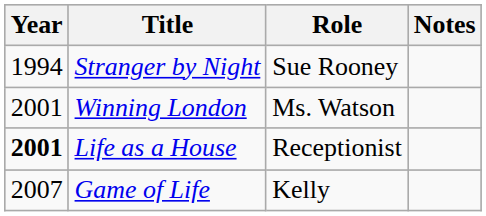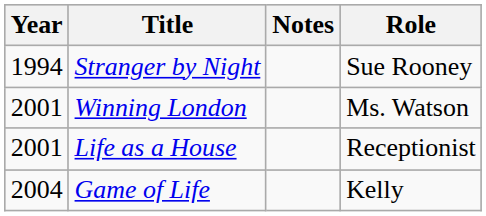columns swapped: (337, 25) <-> (445, 25)
(37, 148) bold -> (37, 148) normal
(37, 189) 2007 -> (37, 189) 2004
